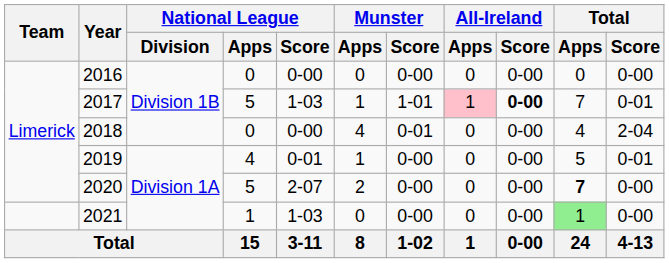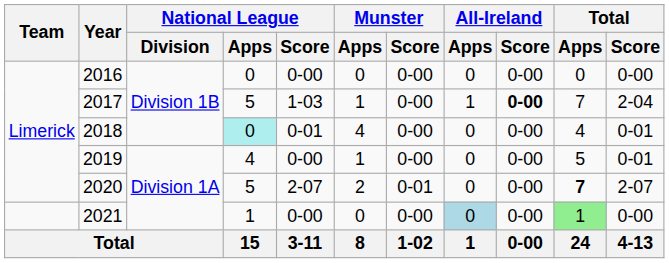(415, 103) 1-01 -> (415, 103) 0-00
(470, 103) pink background -> (470, 103) no background
(635, 103) 0-01 -> (635, 103) 2-04
(250, 131) no background -> (250, 131) paleturquoise background
(305, 131) 0-00 -> (305, 131) 0-01
(415, 131) 0-01 -> (415, 131) 0-00
(635, 131) 2-04 -> (635, 131) 0-01
(305, 159) 0-01 -> (305, 159) 0-00
(415, 187) 0-00 -> (415, 187) 0-01
(635, 187) 0-00 -> (635, 187) 2-07
(305, 215) 1-03 -> (305, 215) 0-00
(470, 215) no background -> (470, 215) lightblue background
